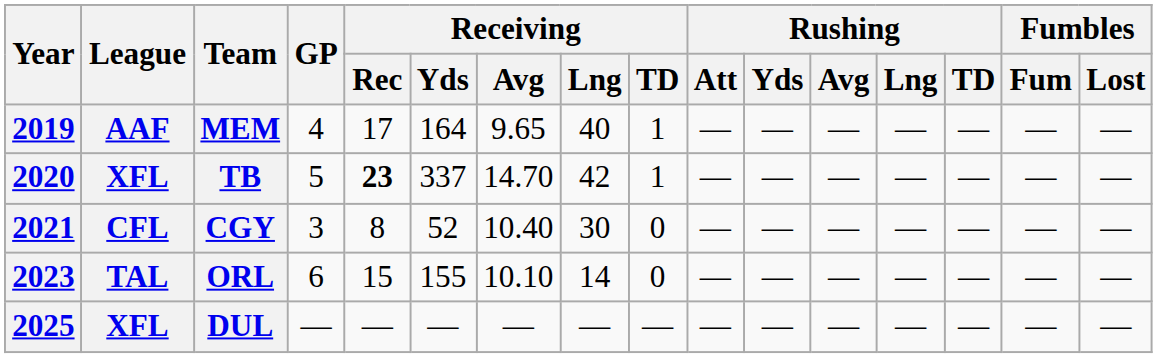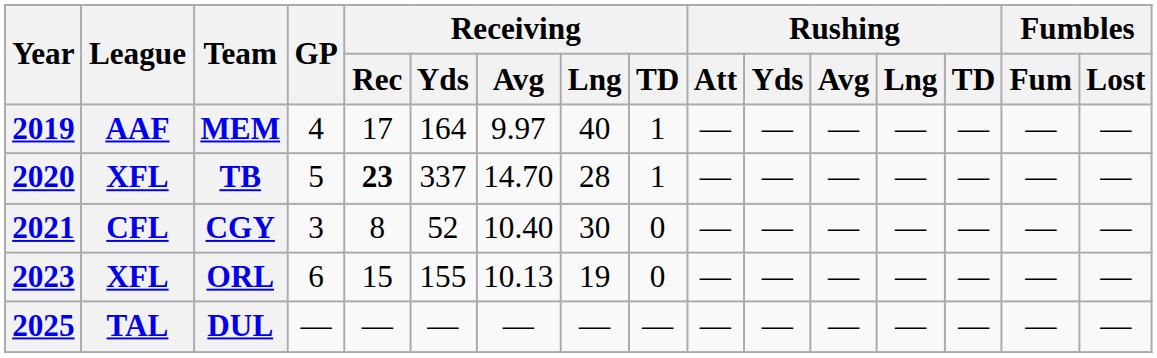(518, 128) 9.65 -> (518, 128) 9.97
(595, 177) 42 -> (595, 177) 28
(137, 276) TAL -> (137, 276) XFL
(518, 276) 10.10 -> (518, 276) 10.13
(595, 276) 14 -> (595, 276) 19
(137, 326) XFL -> (137, 326) TAL
